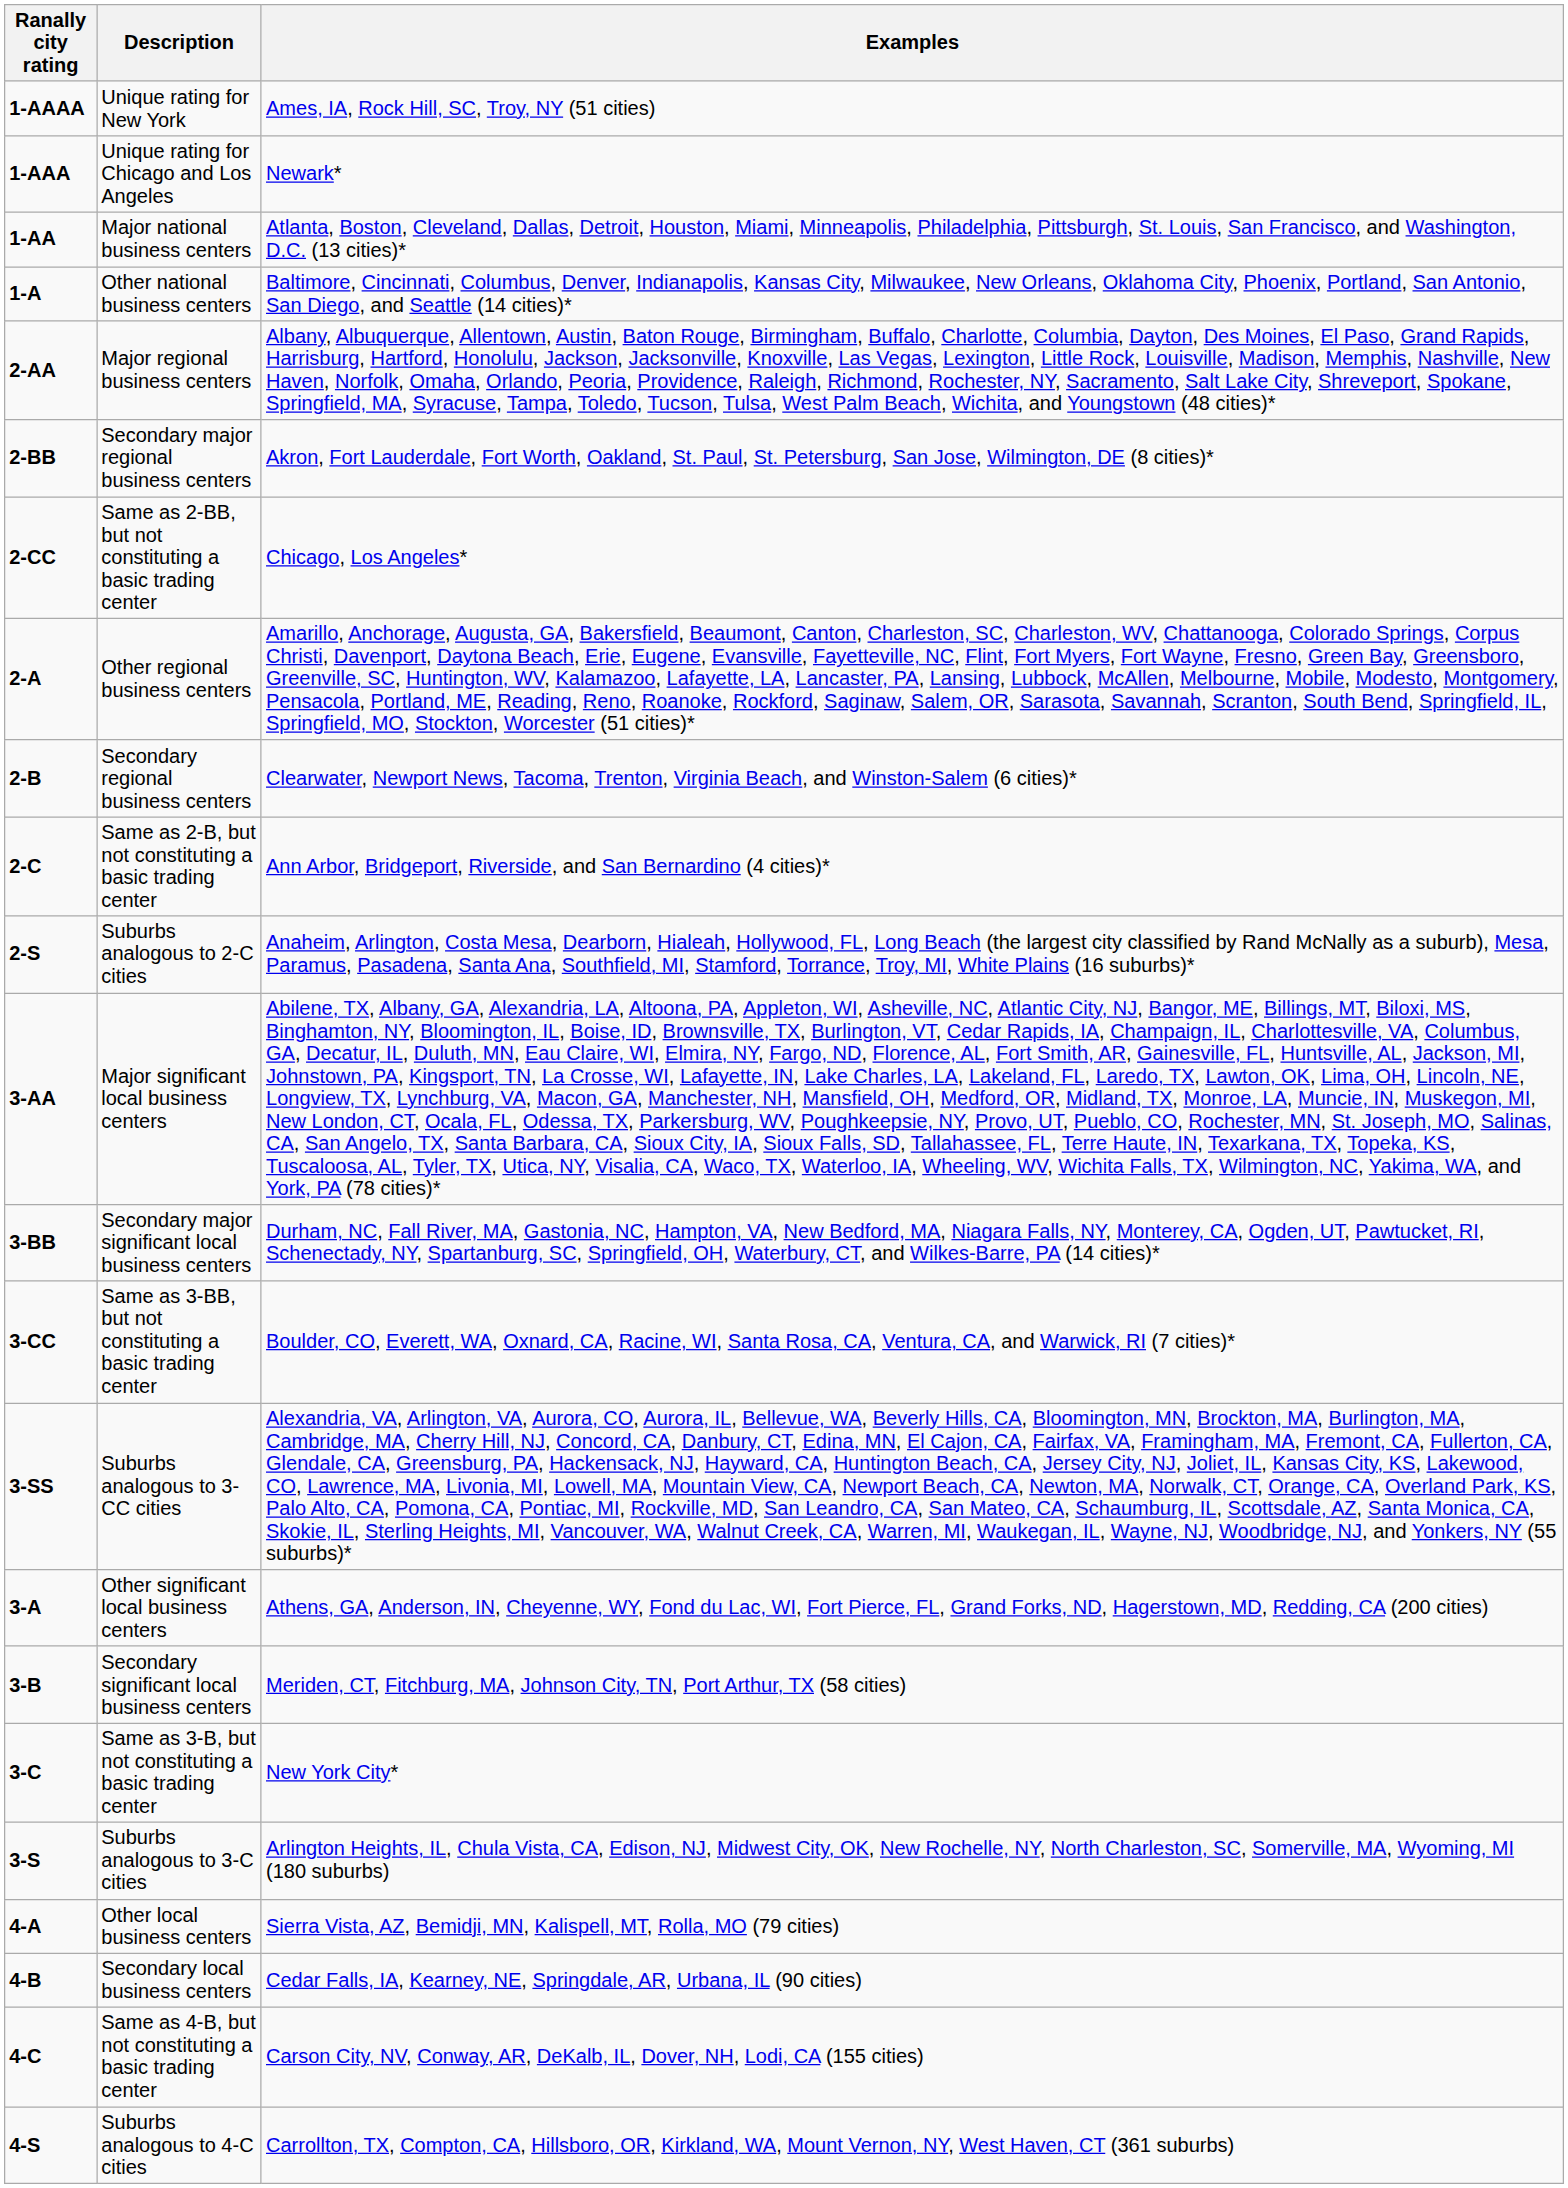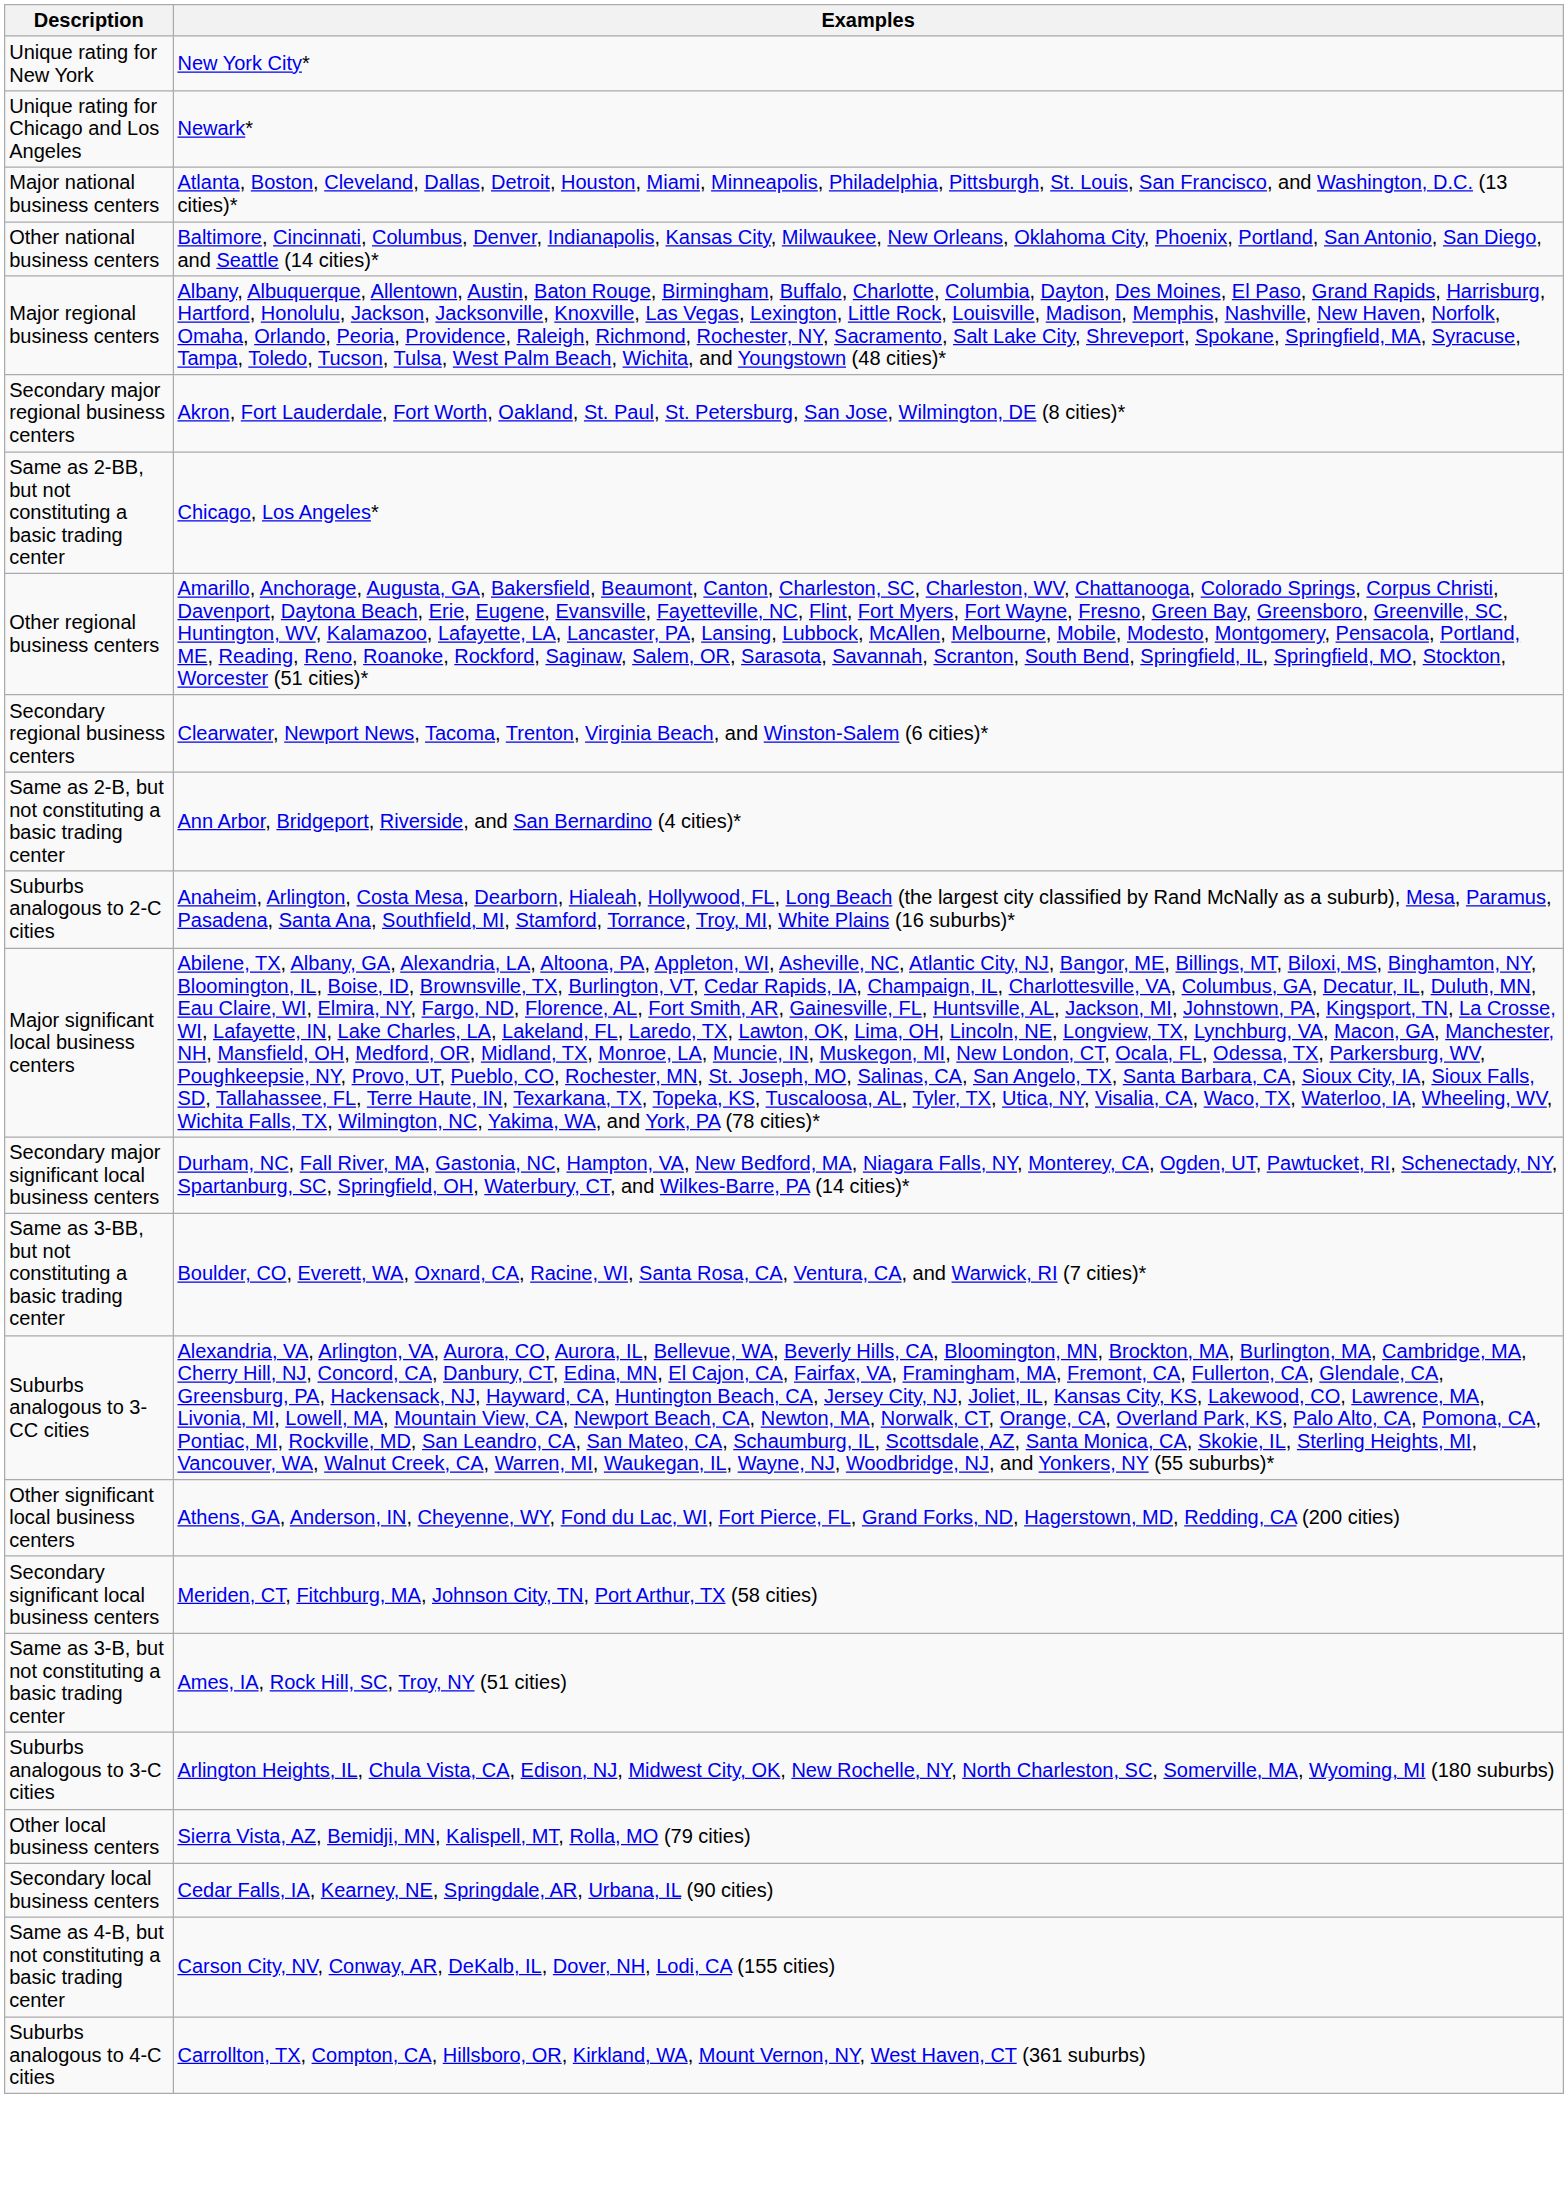- column: (51, 42)
(461, 108) Ames, IA, Rock Hill, SC, Troy, NY (51 cities) -> (244, 63) New York City*
(332, 1772) New York City* -> (372, 1682) Ames, IA, Rock Hill, SC, Troy, NY (51 cities)
